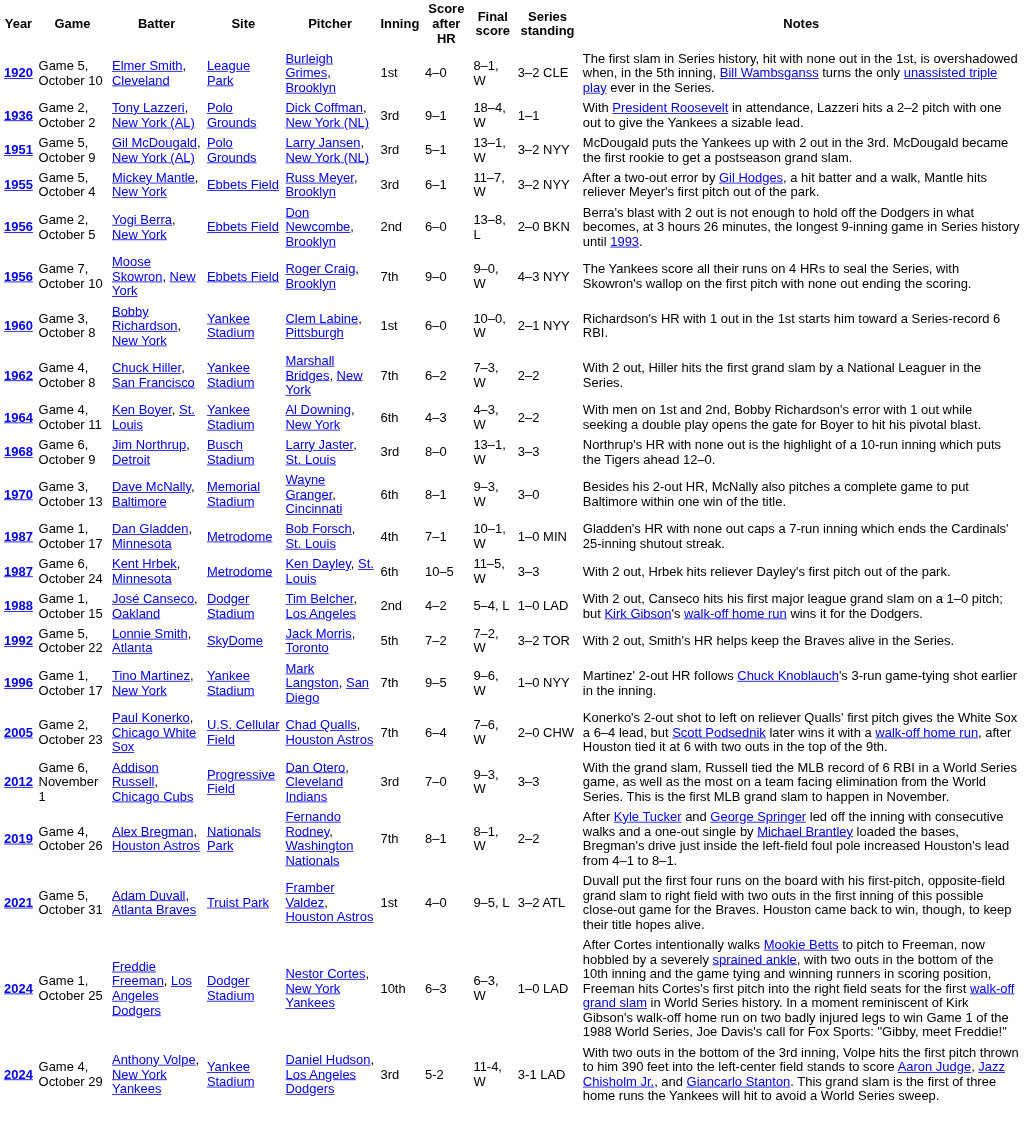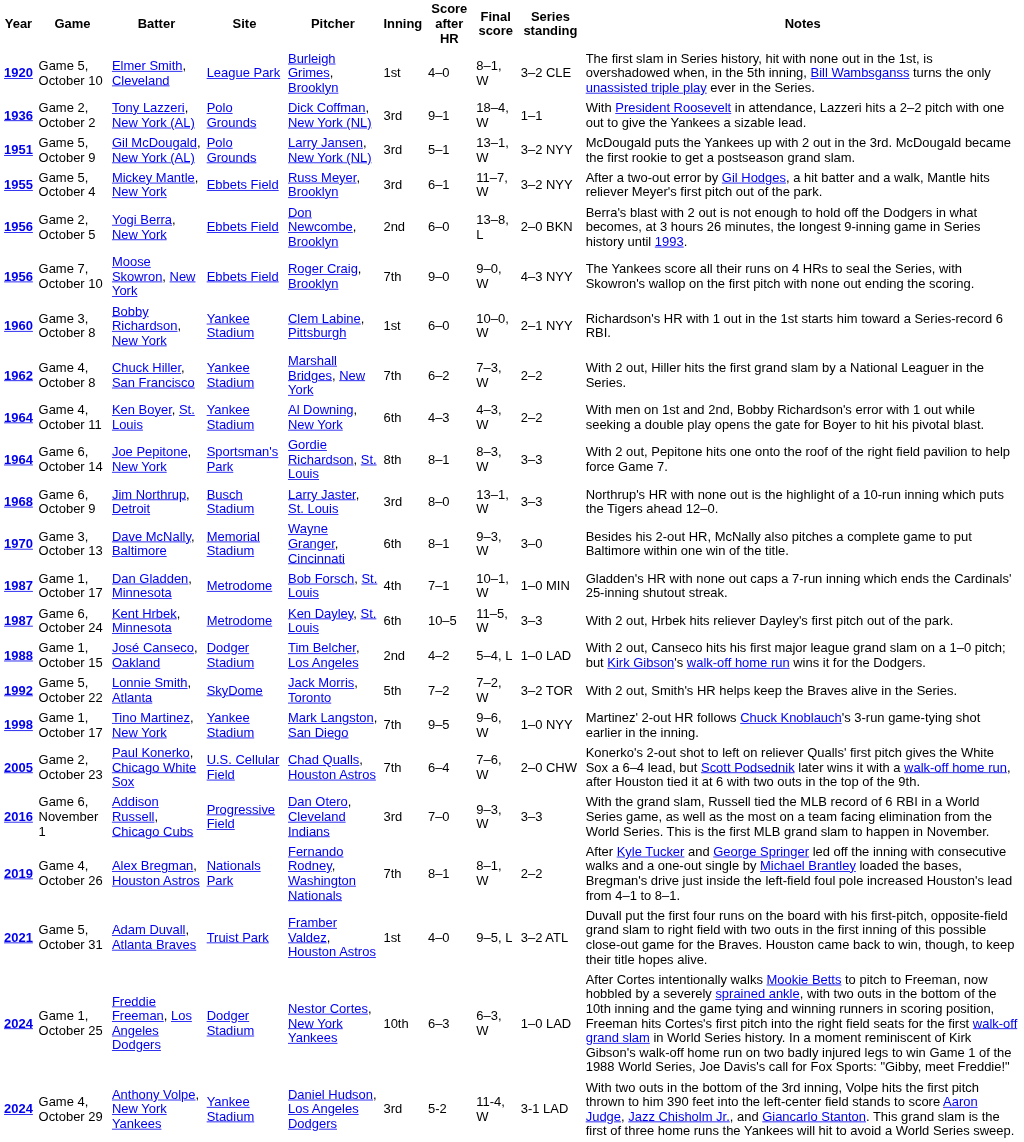+ row: (152, 459)
(18, 683) 1996 -> (18, 725) 1998
(18, 782) 2012 -> (18, 817) 2016
